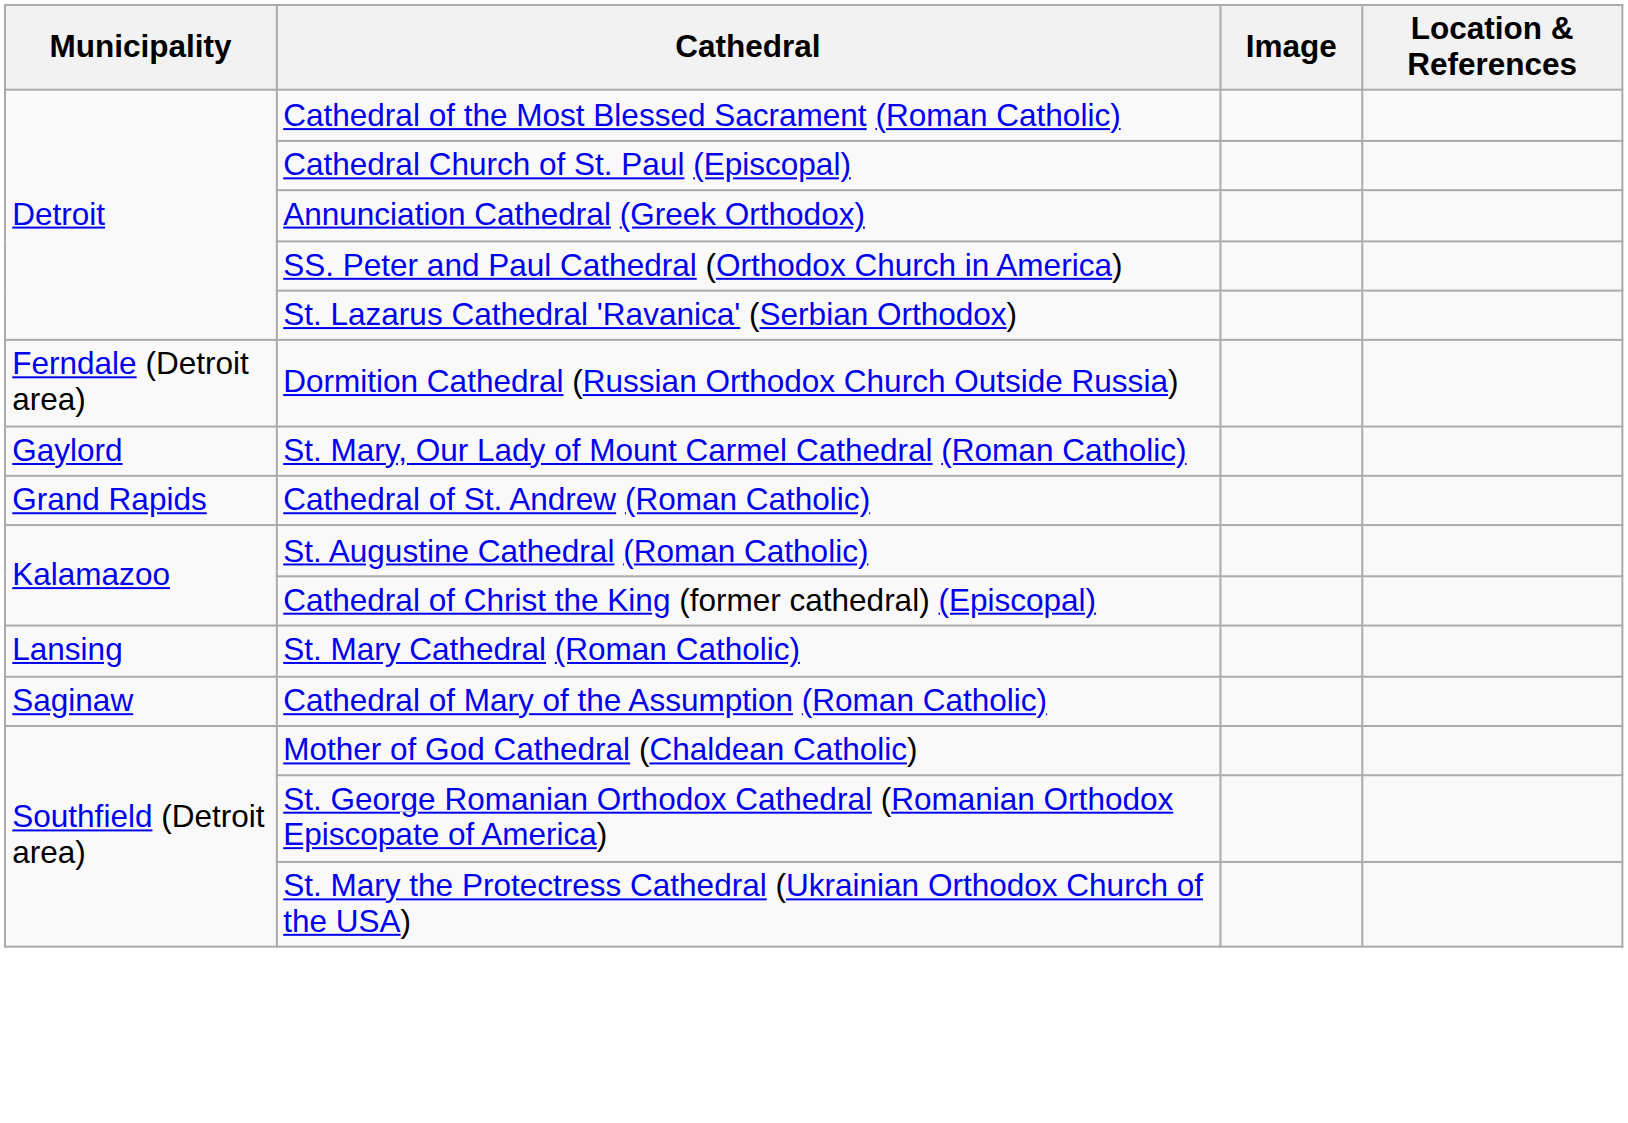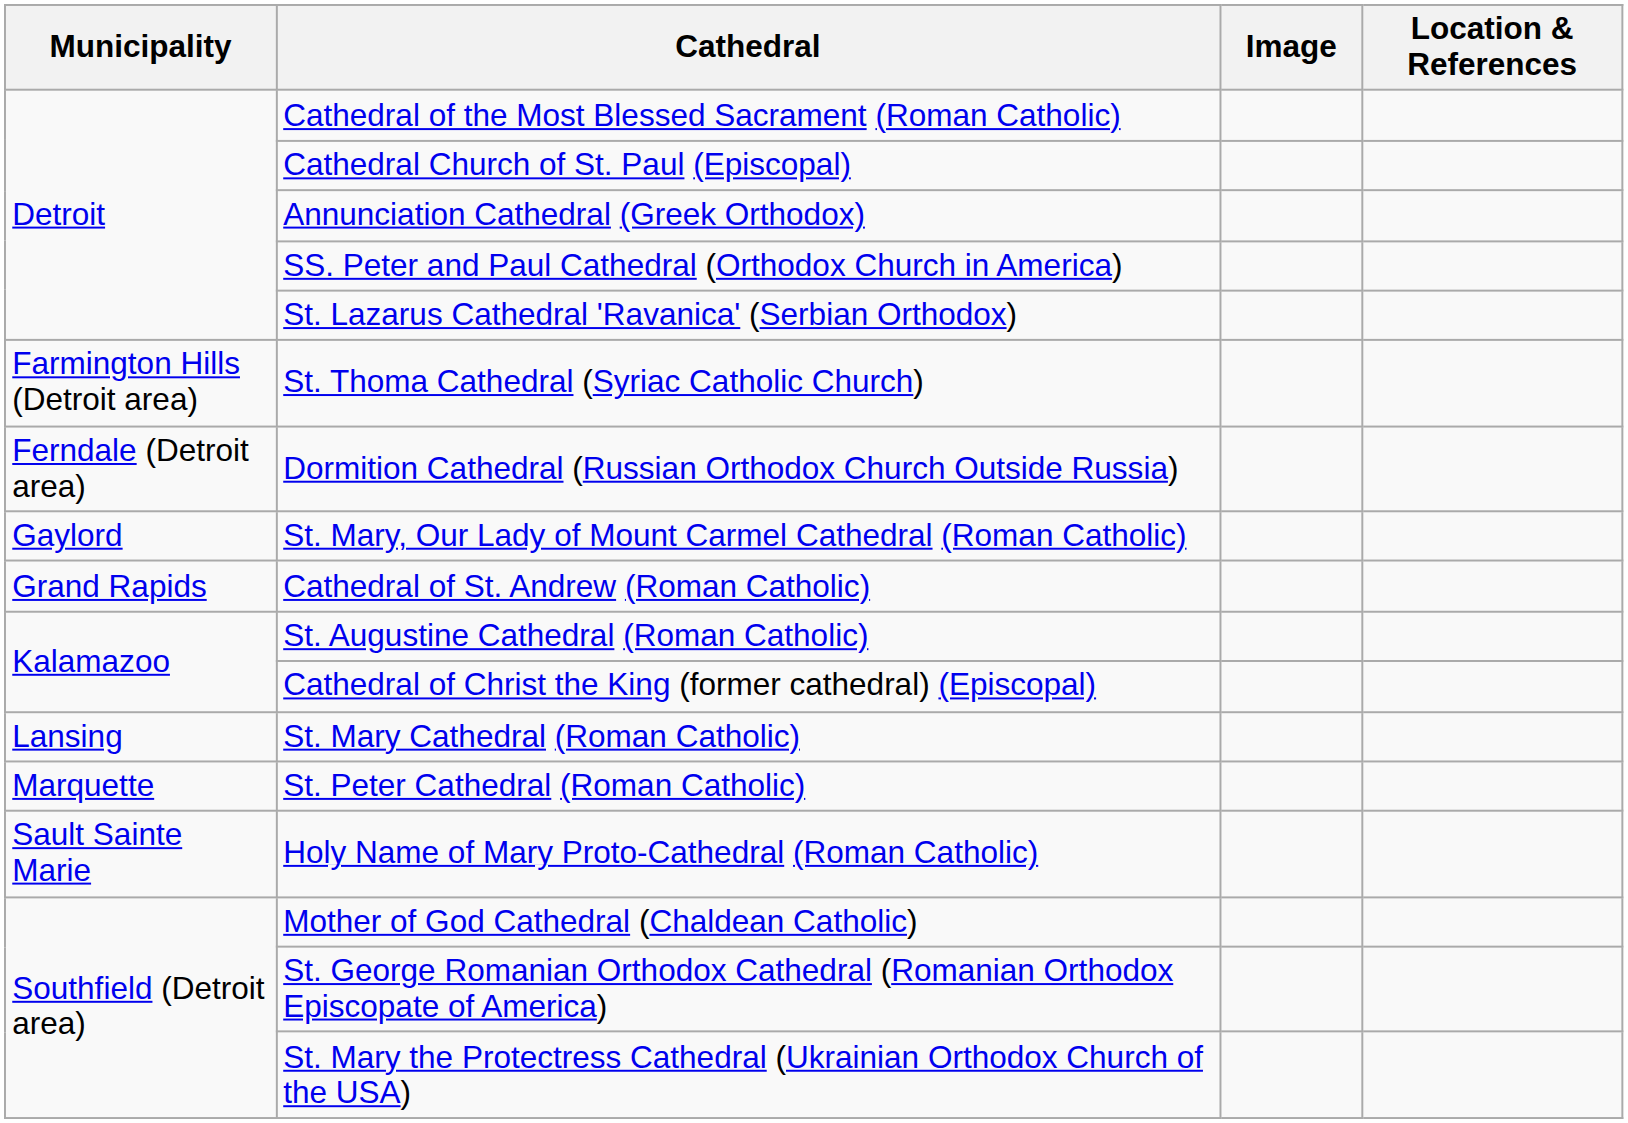+ row: (604, 382)
+ row: (544, 785)
- row: (665, 700)
+ row: (661, 853)
